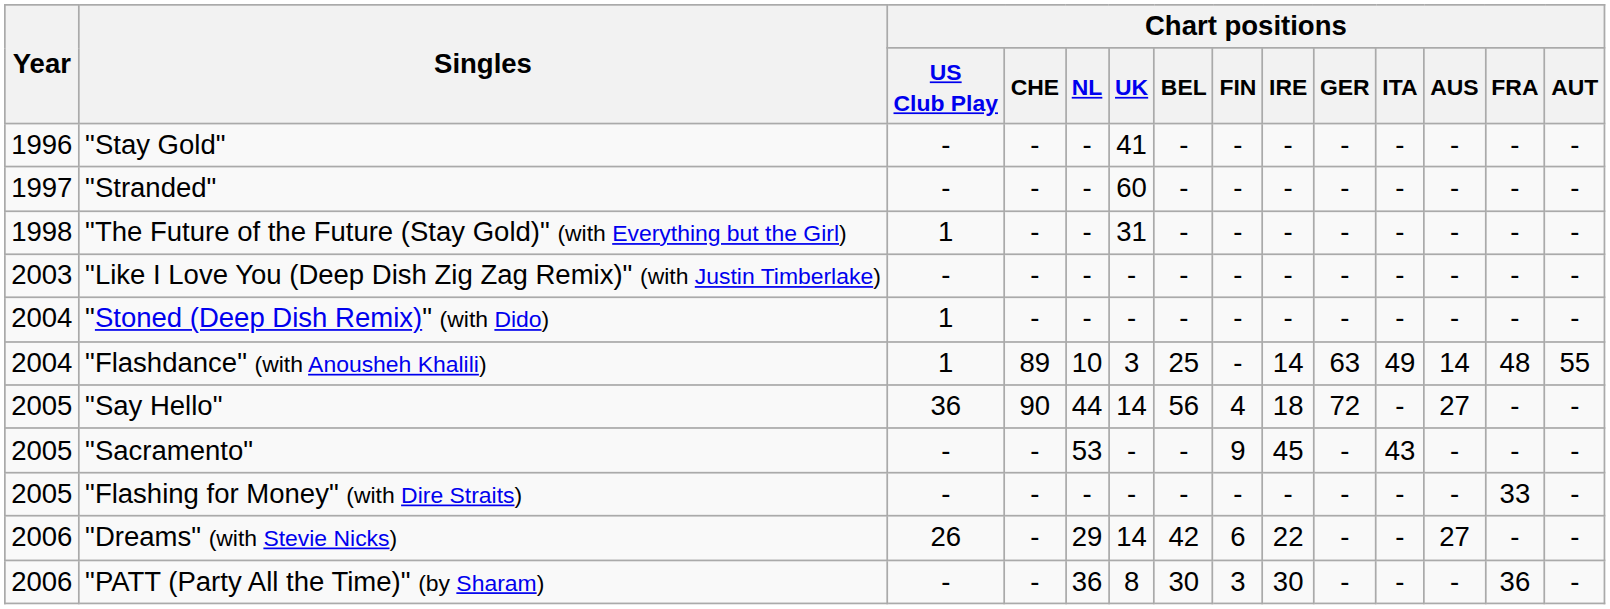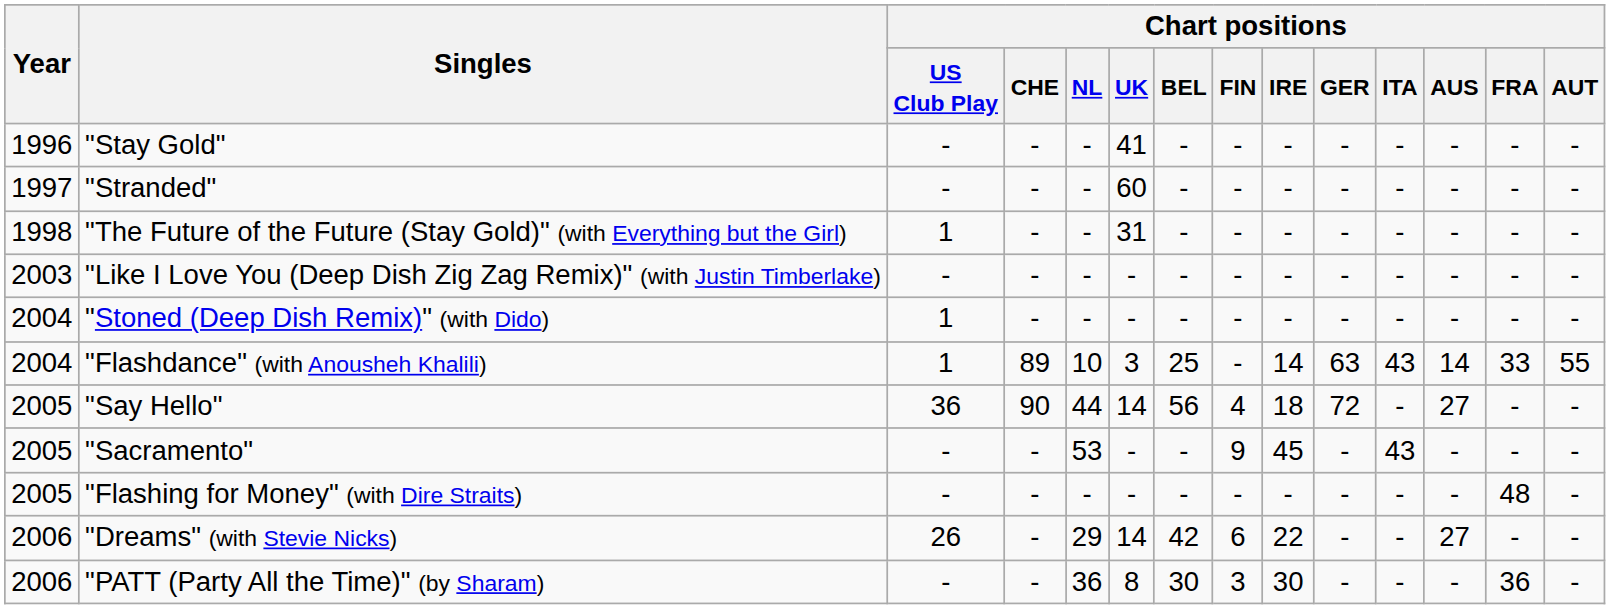(1400, 362) 49 -> (1400, 362) 43
(1515, 362) 48 -> (1515, 362) 33
(1515, 493) 33 -> (1515, 493) 48
